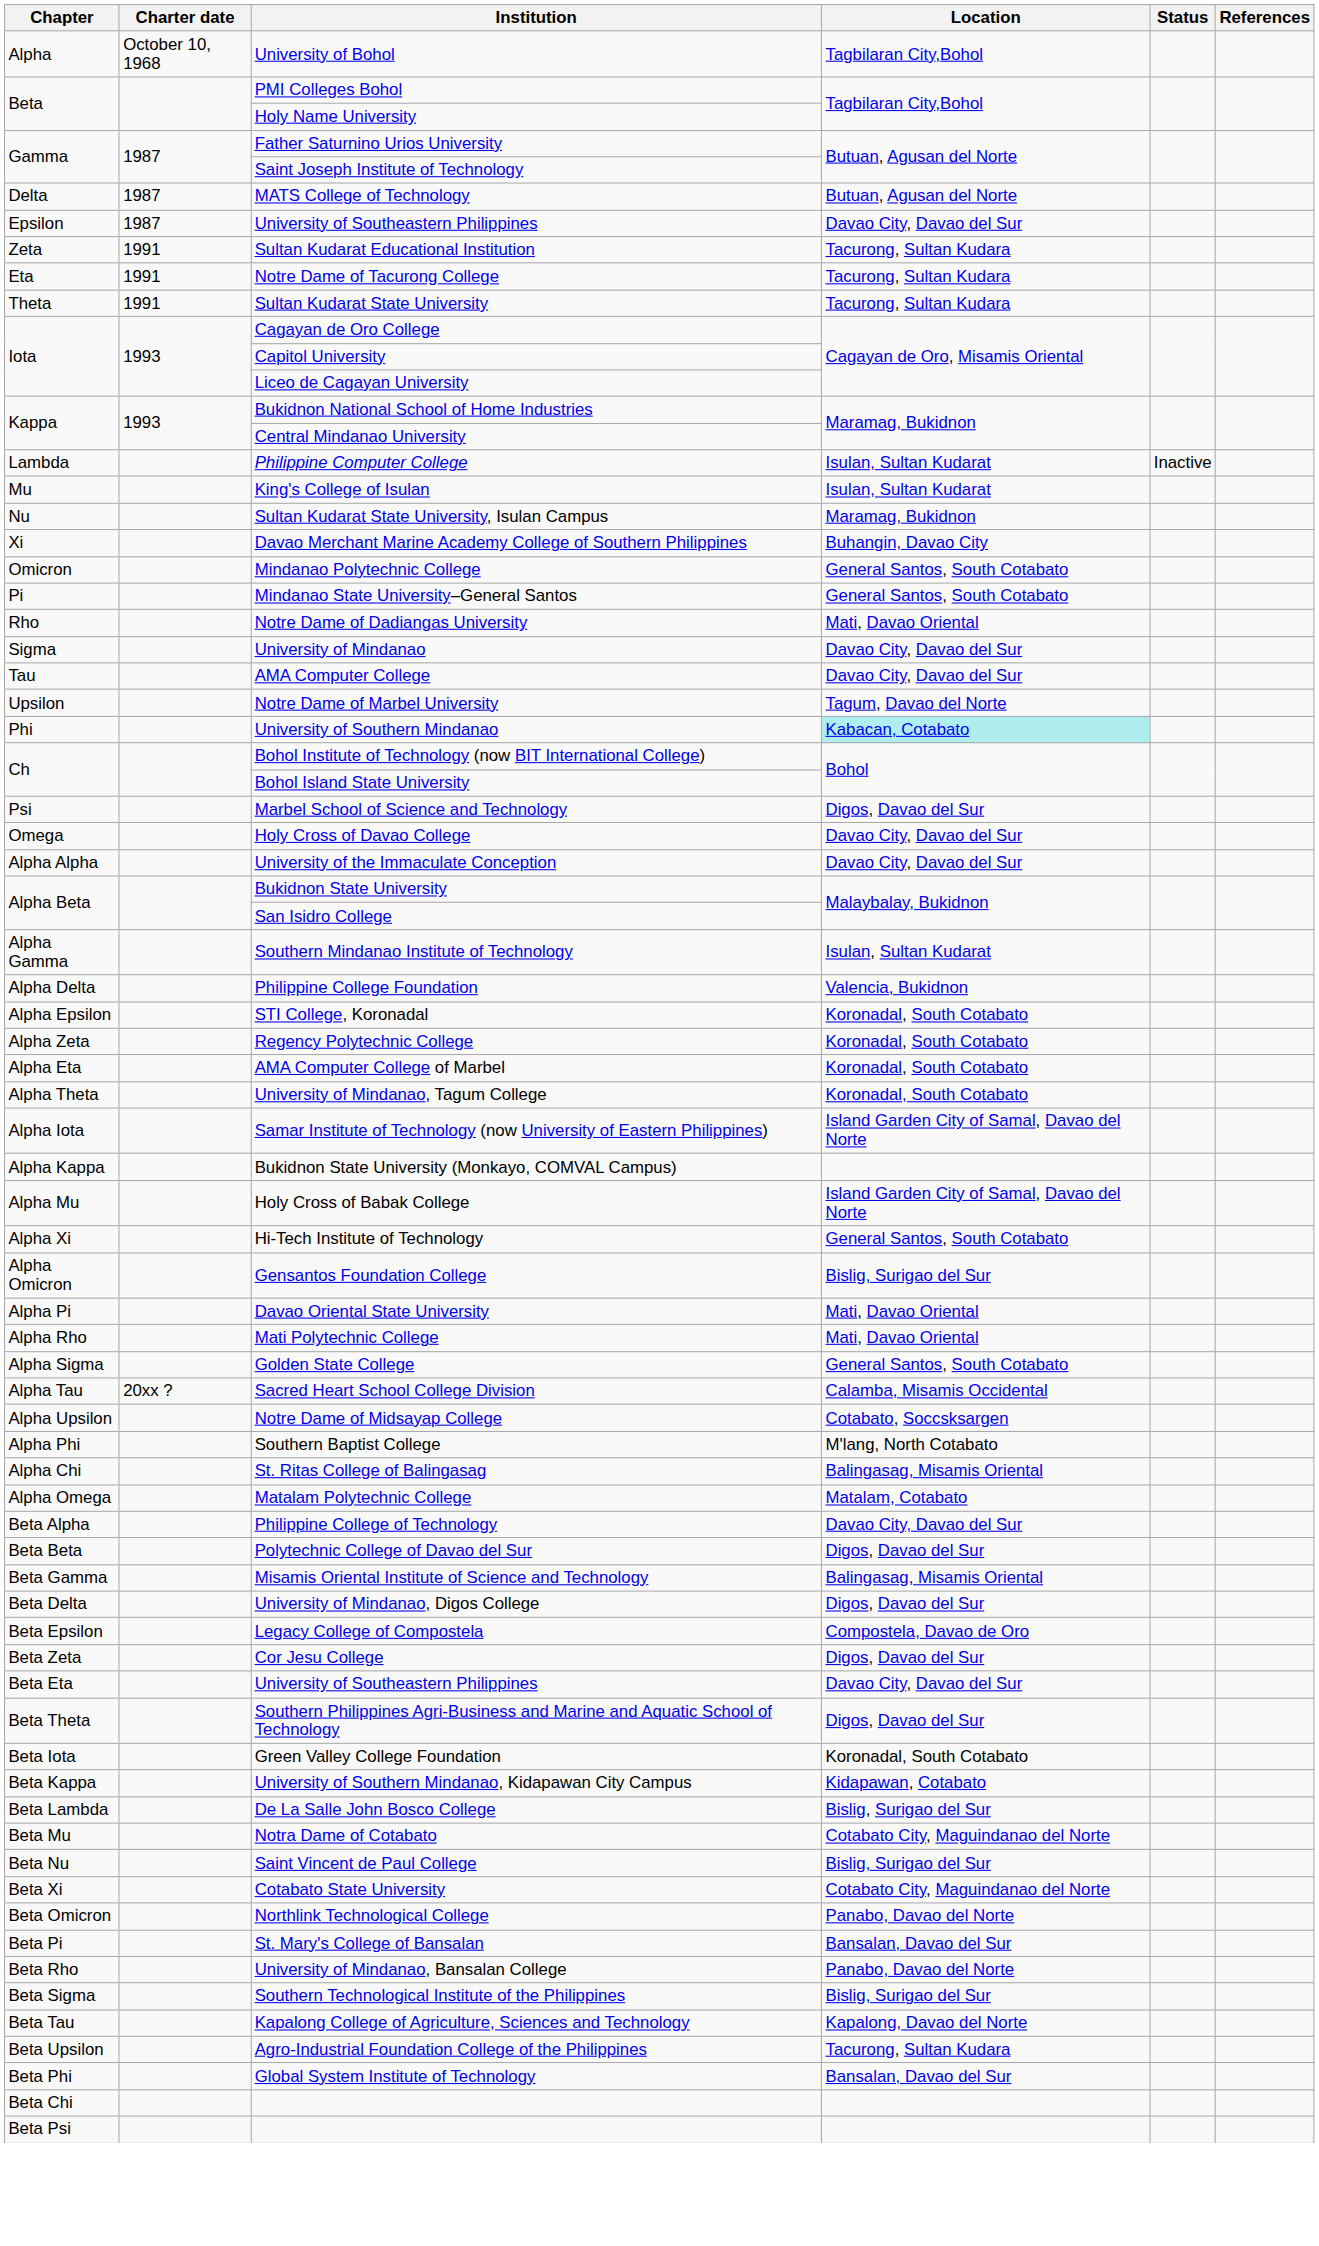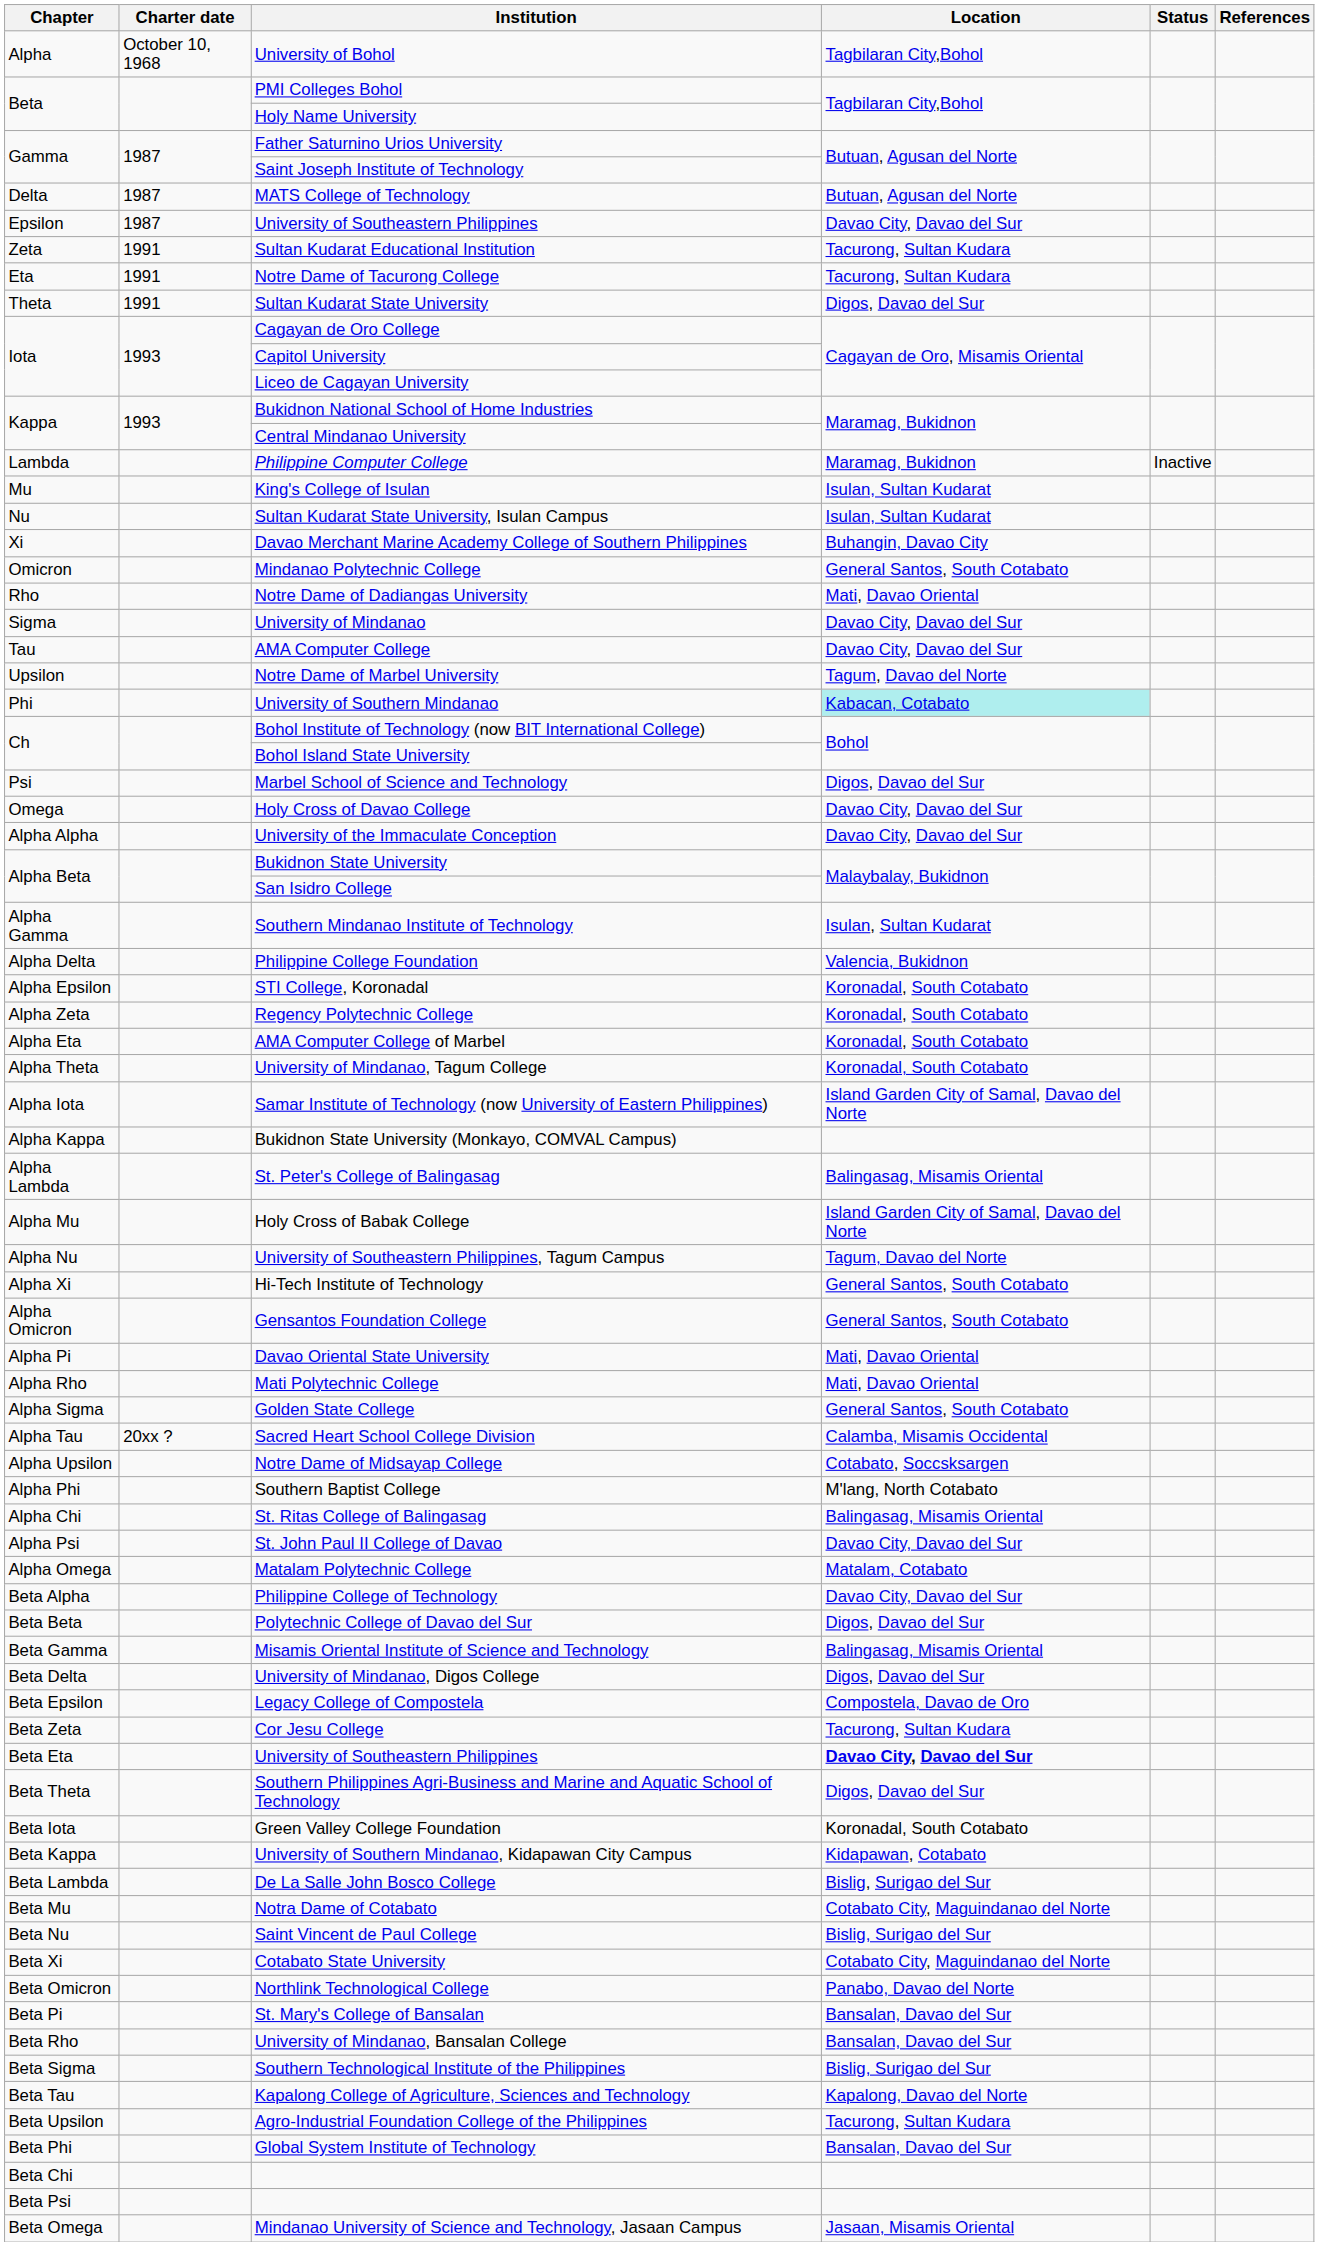(918, 303) Tacurong, Sultan Kudara -> (905, 303) Digos, Davao del Sur
(908, 463) Isulan, Sultan Kudarat -> (901, 463) Maramag, Bukidnon
(901, 516) Maramag, Bukidnon -> (908, 516) Isulan, Sultan Kudarat
- row: (16, 596)
+ row: (39, 1176)
+ row: (43, 1258)
(908, 1275) Bislig, Surigao del Sur -> (947, 1320) General Santos, South Cotabato
+ row: (44, 1543)
(905, 1657) Digos, Davao del Sur -> (918, 1729) Tacurong, Sultan Kudara
(924, 1684) normal -> (929, 1756) bold
(920, 1969) Panabo, Davao del Norte -> (918, 2041) Bansalan, Davao del Sur
+ row: (56, 2228)
